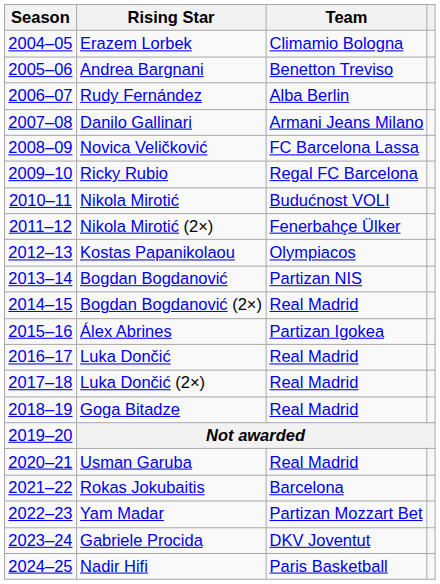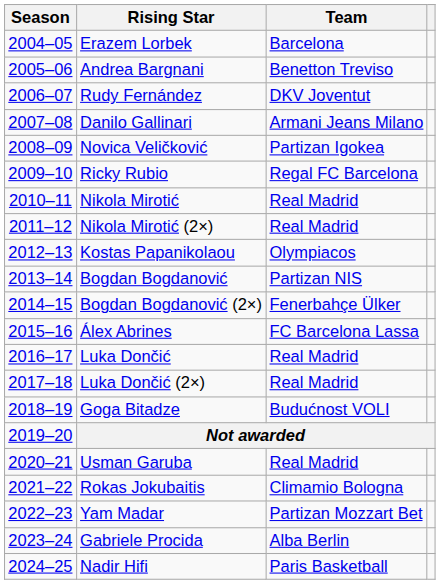(336, 43) Climamio Bologna -> (307, 43) Barcelona
(309, 95) Alba Berlin -> (320, 95) DKV Joventut
(344, 148) FC Barcelona Lassa -> (327, 148) Partizan Igokea
(330, 200) Budućnost VOLI -> (314, 200) Real Madrid
(335, 226) Fenerbahçe Ülker -> (314, 226) Real Madrid
(314, 305) Real Madrid -> (335, 305) Fenerbahçe Ülker
(327, 331) Partizan Igokea -> (344, 331) FC Barcelona Lassa
(314, 409) Real Madrid -> (330, 409) Budućnost VOLI
(307, 488) Barcelona -> (336, 488) Climamio Bologna
(320, 540) DKV Joventut -> (309, 540) Alba Berlin
